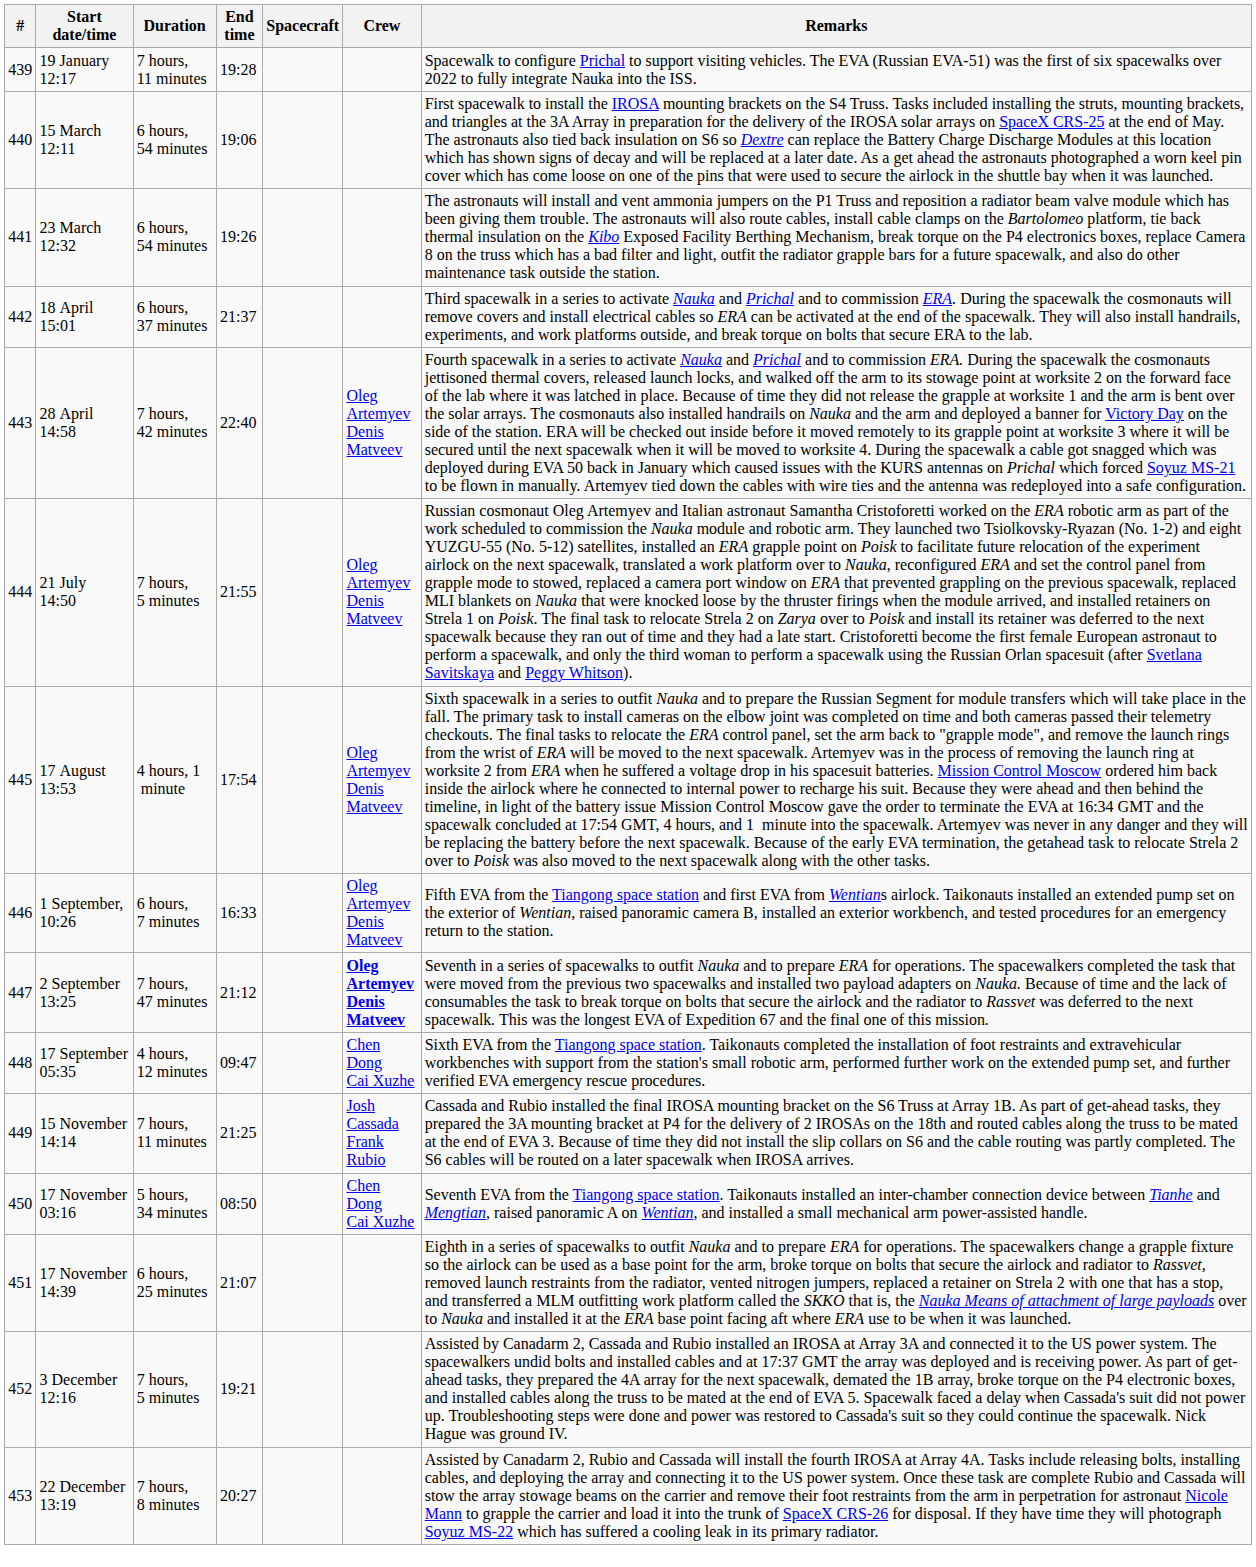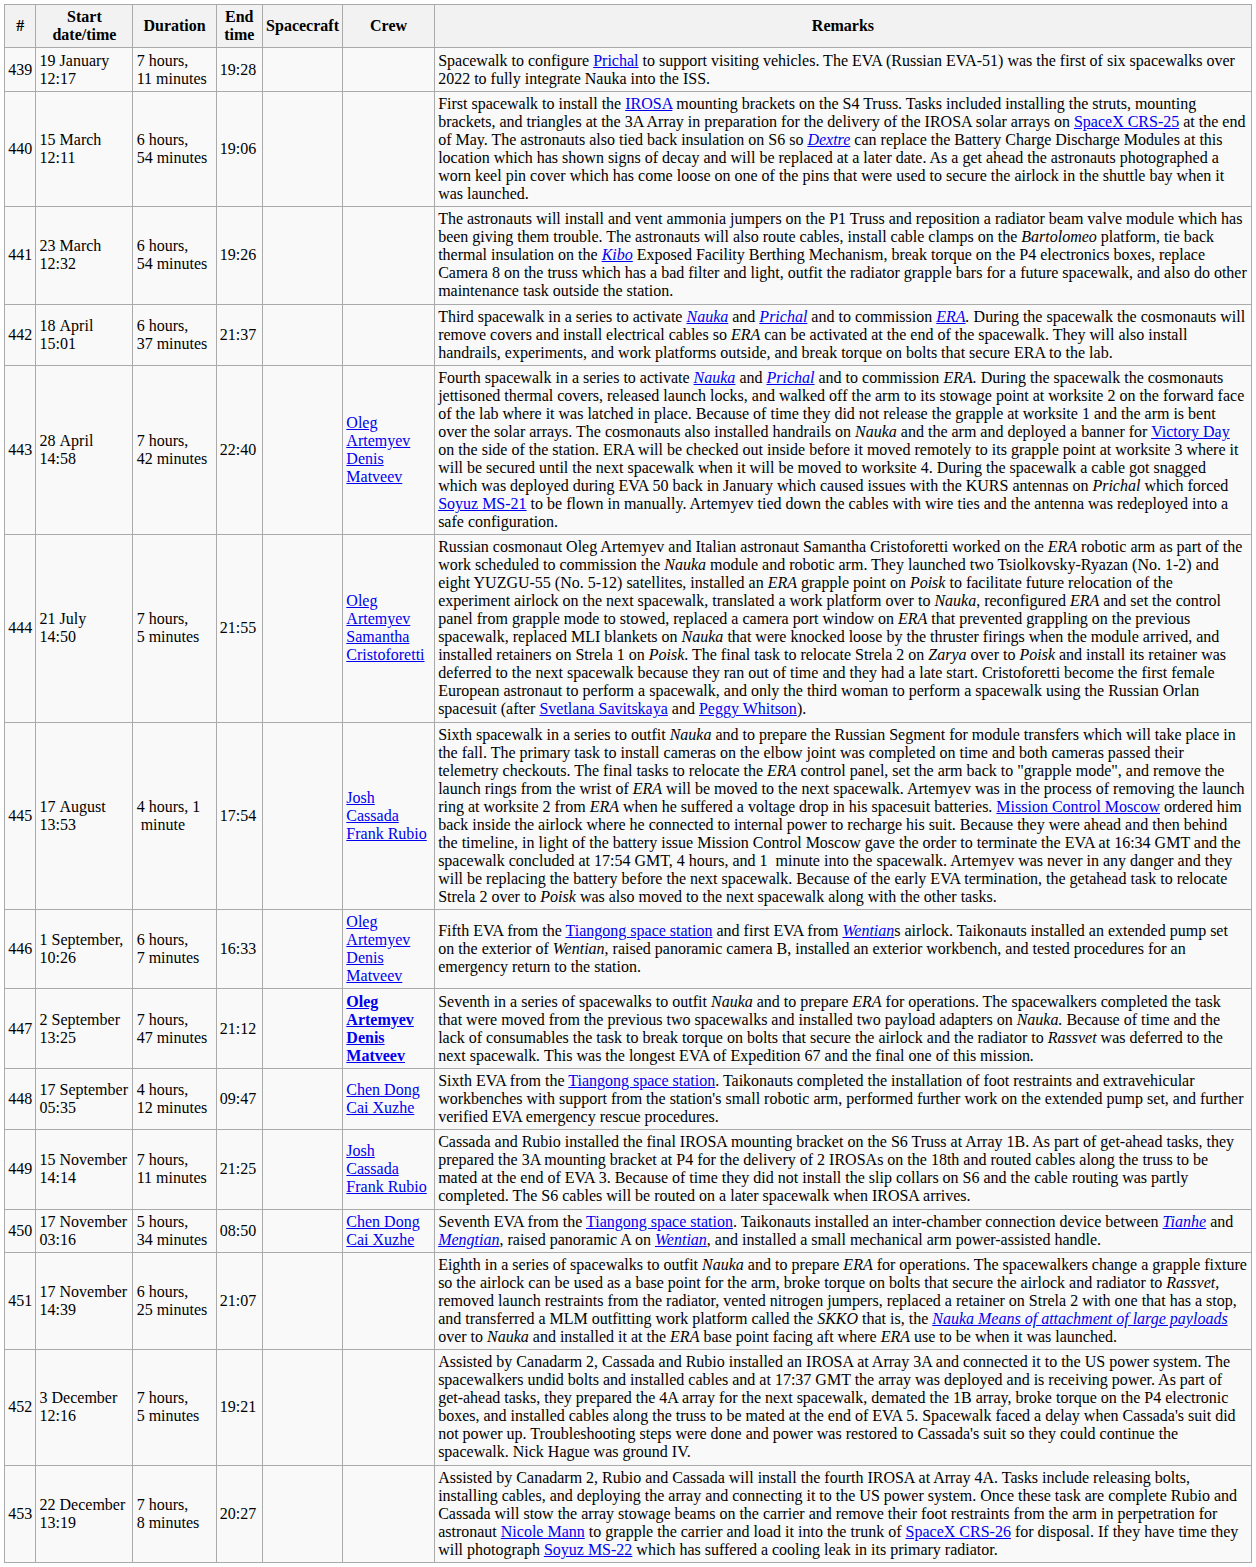(378, 592) Oleg Artemyev Denis Matveev -> (385, 628) Oleg Artemyev Samantha Cristoforetti
(378, 779) Oleg Artemyev Denis Matveev -> (387, 815) Josh Cassada Frank Rubio
